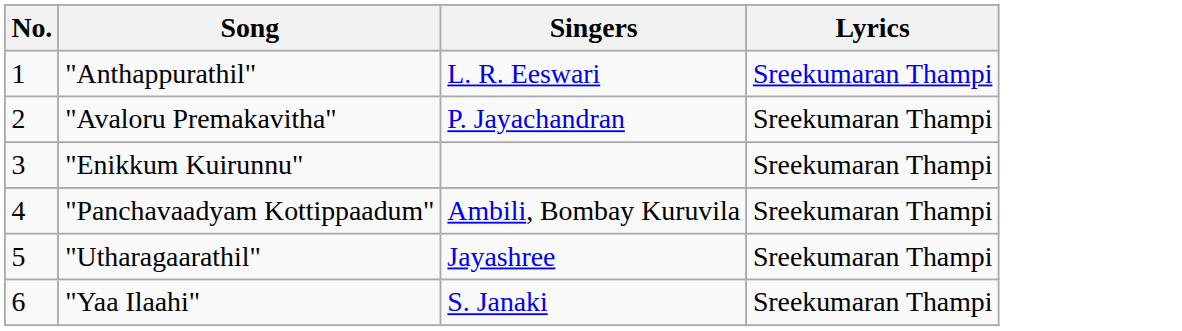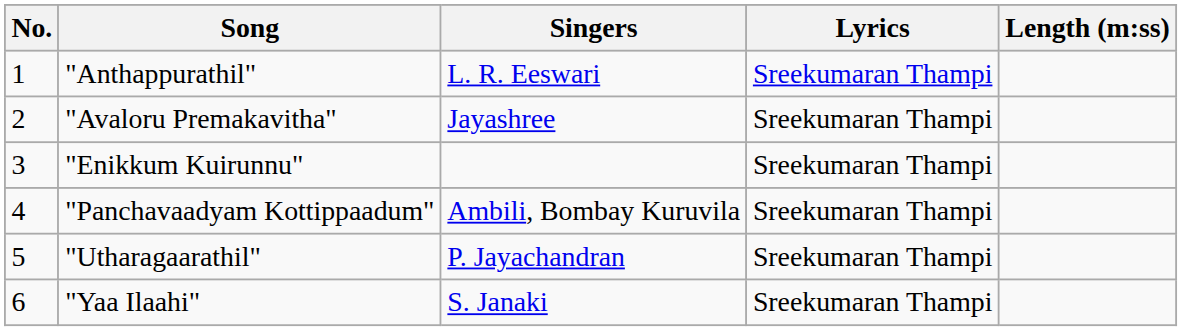+ column: (1088, 27)
(536, 119) P. Jayachandran -> (501, 119) Jayashree
(501, 256) Jayashree -> (536, 256) P. Jayachandran
